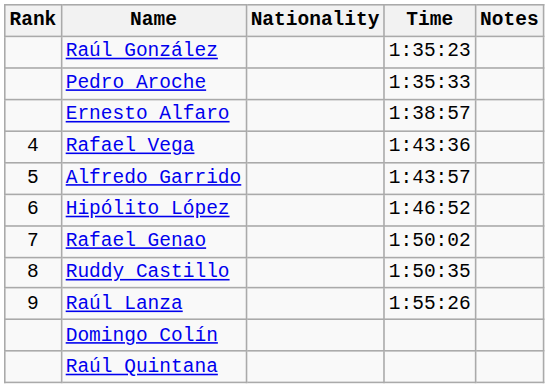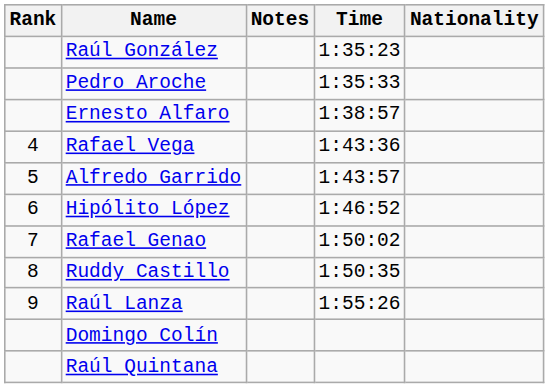columns swapped: (315, 21) <-> (509, 21)
